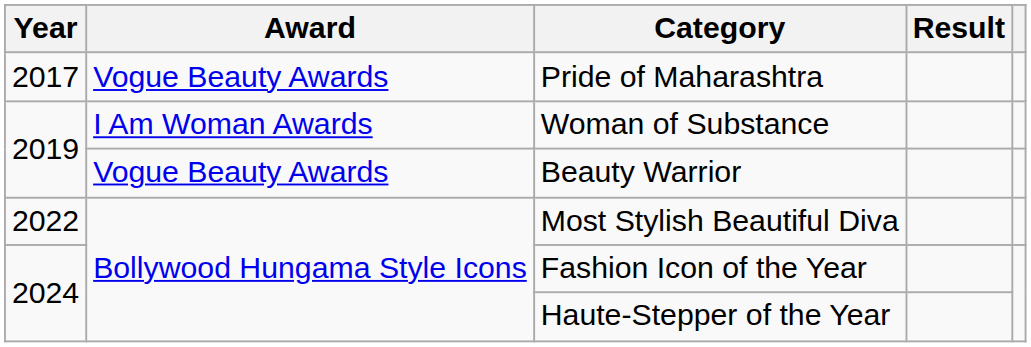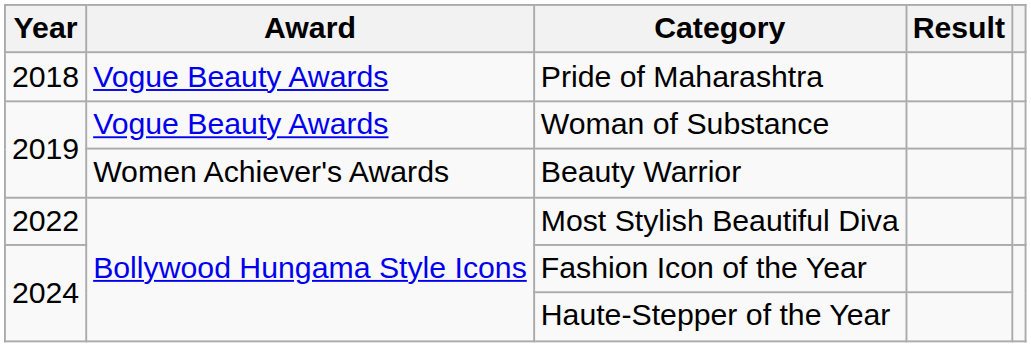(46, 76) 2017 -> (46, 76) 2018
(233, 124) I Am Woman Awards -> (241, 124) Vogue Beauty Awards
(241, 172) Vogue Beauty Awards -> (271, 172) Women Achiever's Awards
